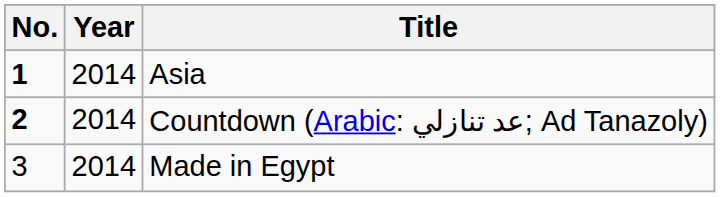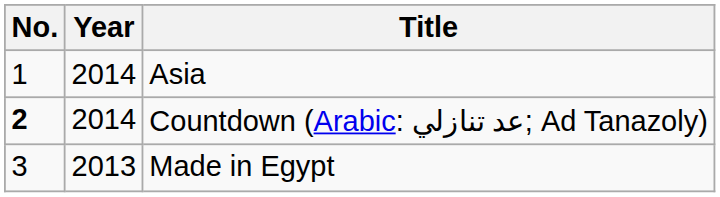(20, 73) bold -> (20, 73) normal
(104, 167) 2014 -> (104, 167) 2013
